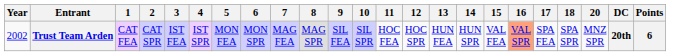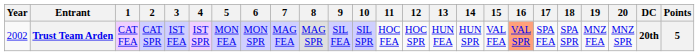+ column: (595, 12)
(650, 35) 6 -> (677, 35) 5
